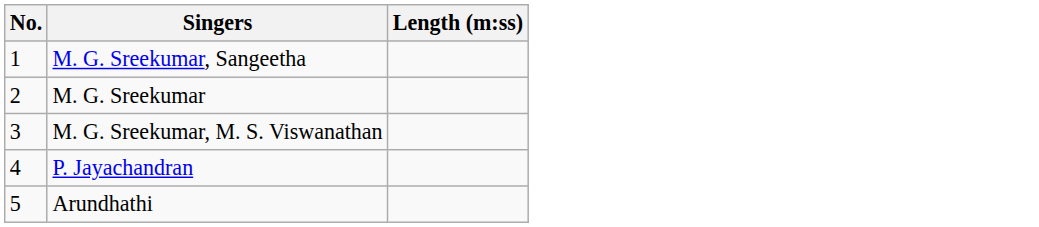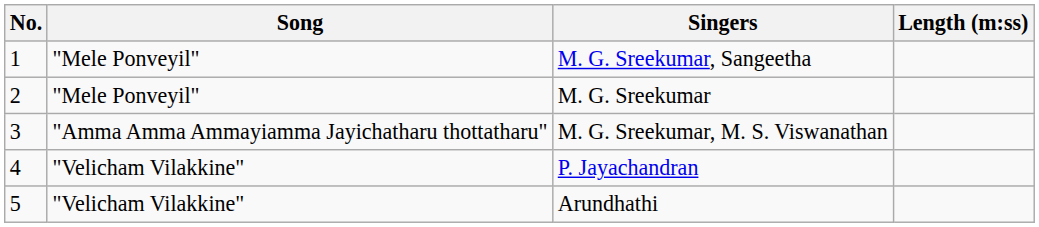+ column: (300, 22)
